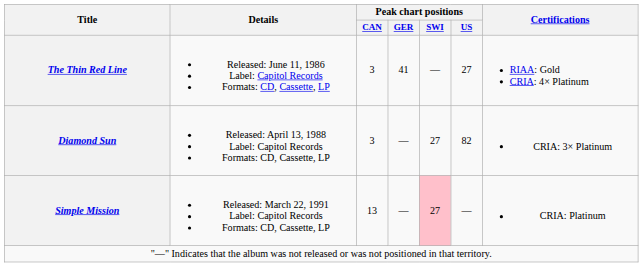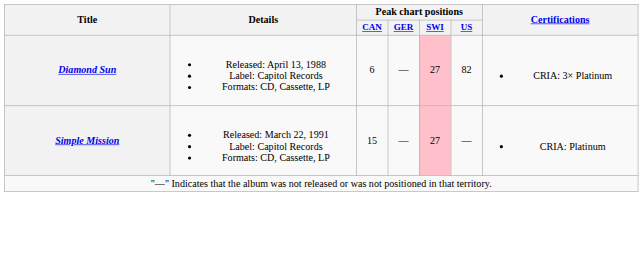- row: (87, 70)
(372, 140) 3 -> (372, 70) 6
(435, 140) no background -> (435, 70) pink background
(372, 210) 13 -> (372, 140) 15
